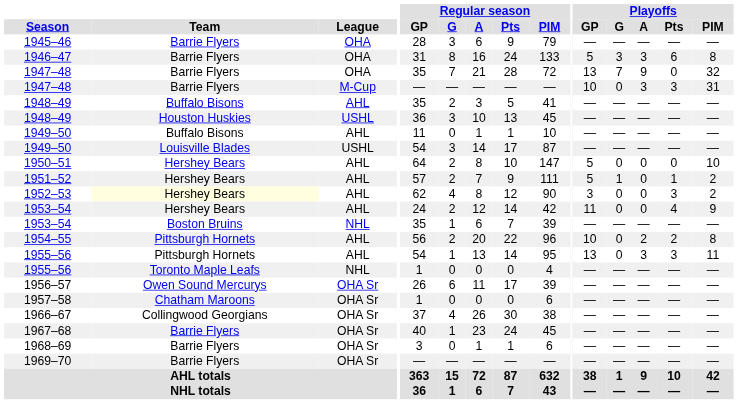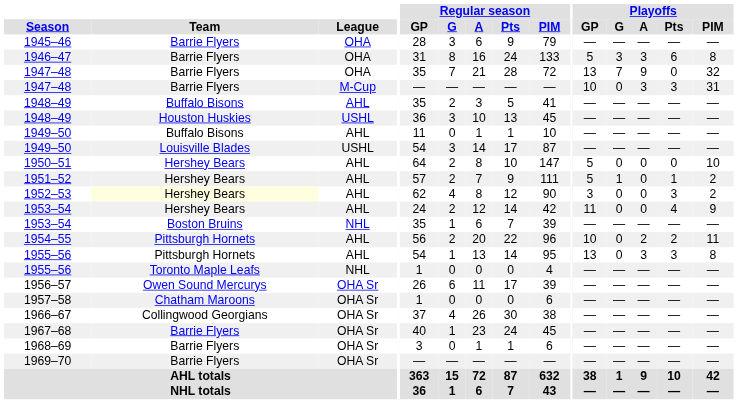(713, 239) 8 -> (713, 239) 11
(713, 254) 11 -> (713, 254) 8
